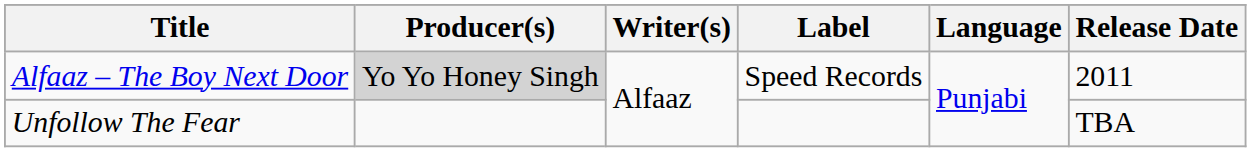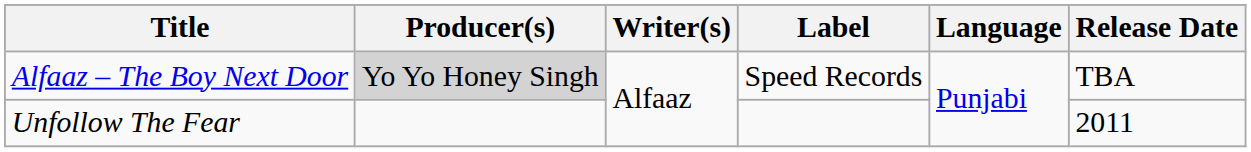(1105, 75) 2011 -> (1105, 75) TBA
(1105, 122) TBA -> (1105, 122) 2011
